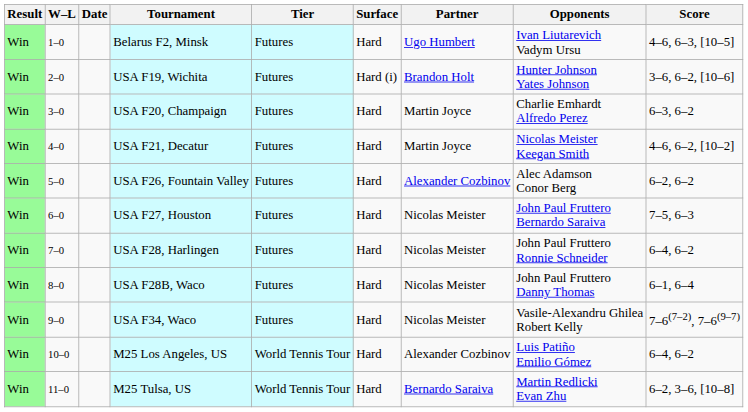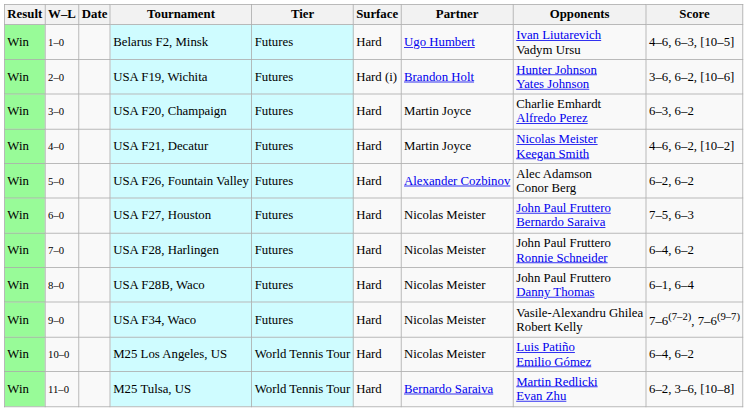(457, 354) Alexander Cozbinov -> (445, 354) Nicolas Meister
